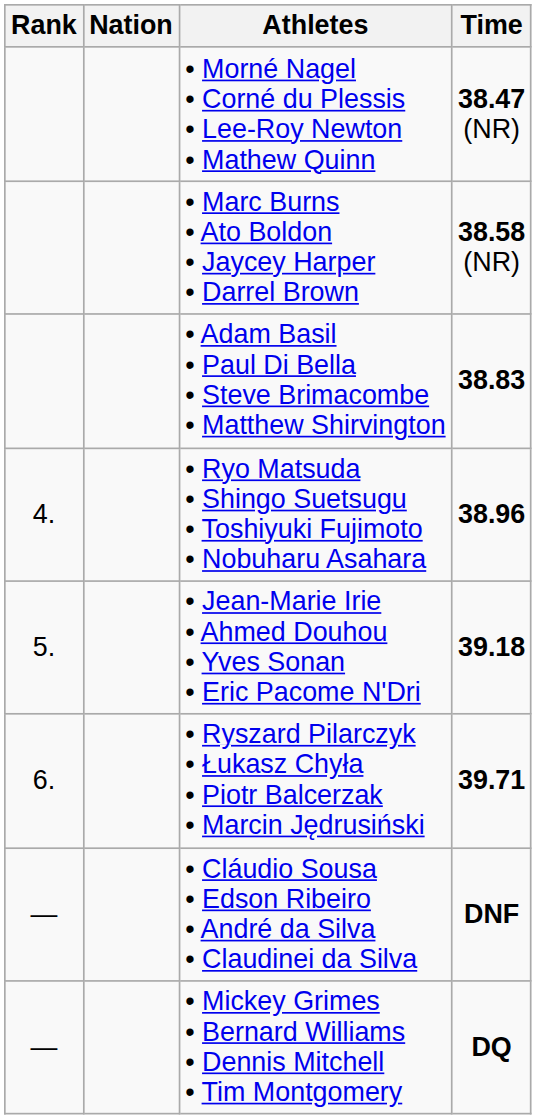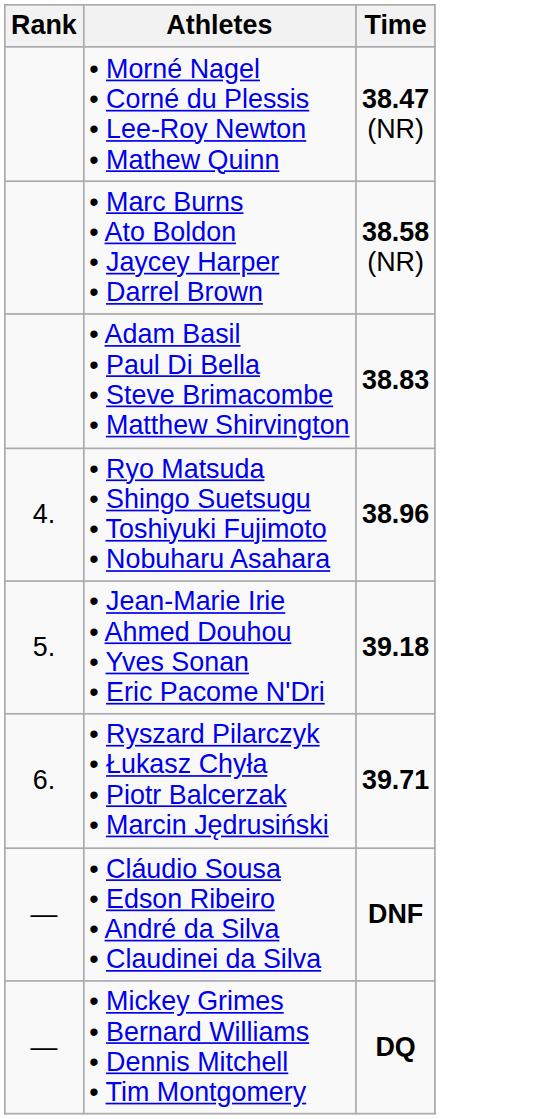- column: (131, 25)
